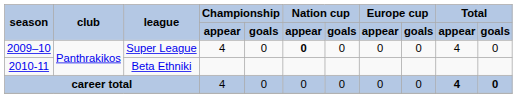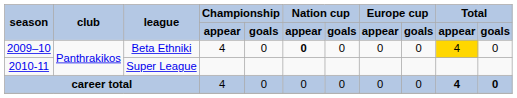(161, 49) Super League -> (161, 49) Beta Ethniki
(457, 49) no background -> (457, 49) gold background
(161, 67) Beta Ethniki -> (161, 67) Super League
